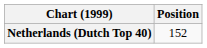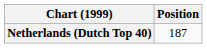(178, 33) 152 -> (178, 33) 187
